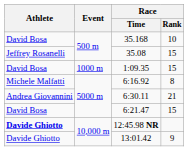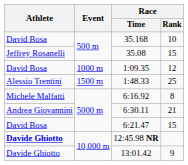(172, 68) 15 -> (172, 68) 12
+ row: (136, 82)
